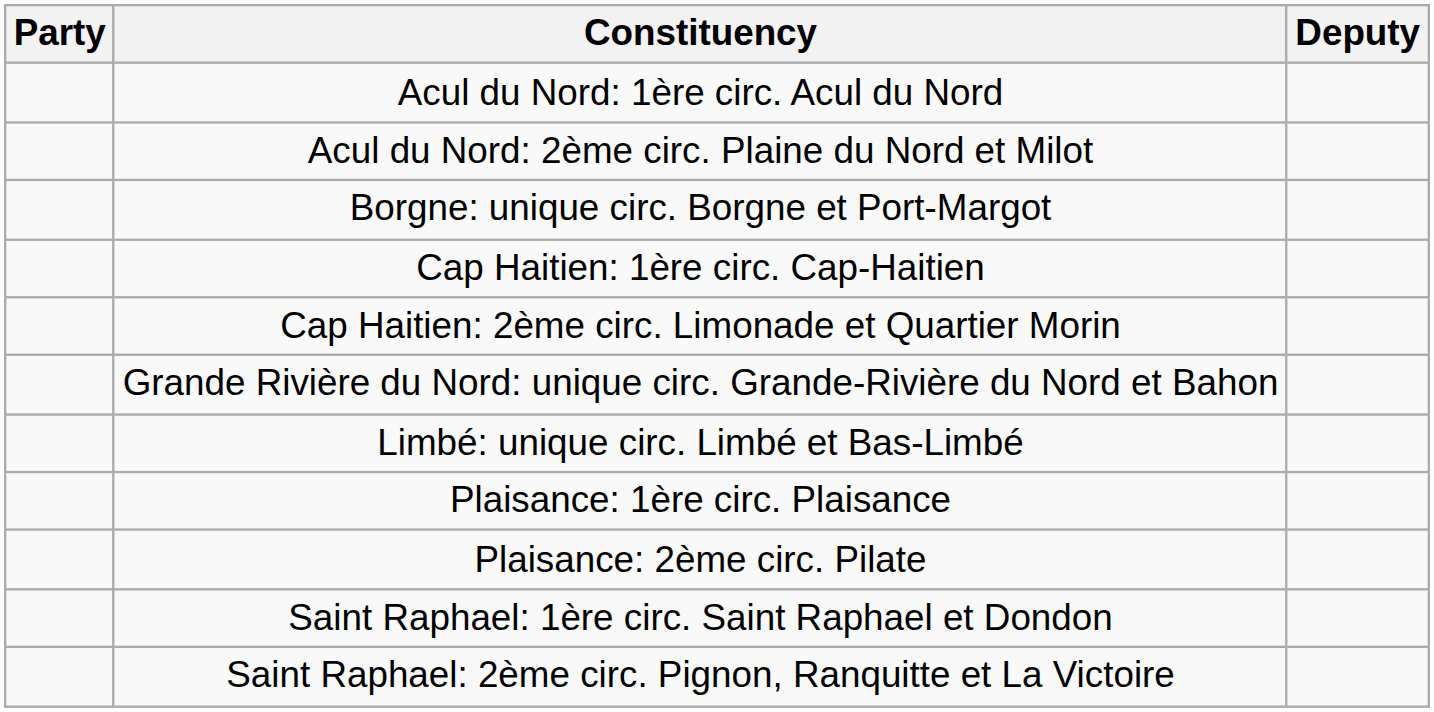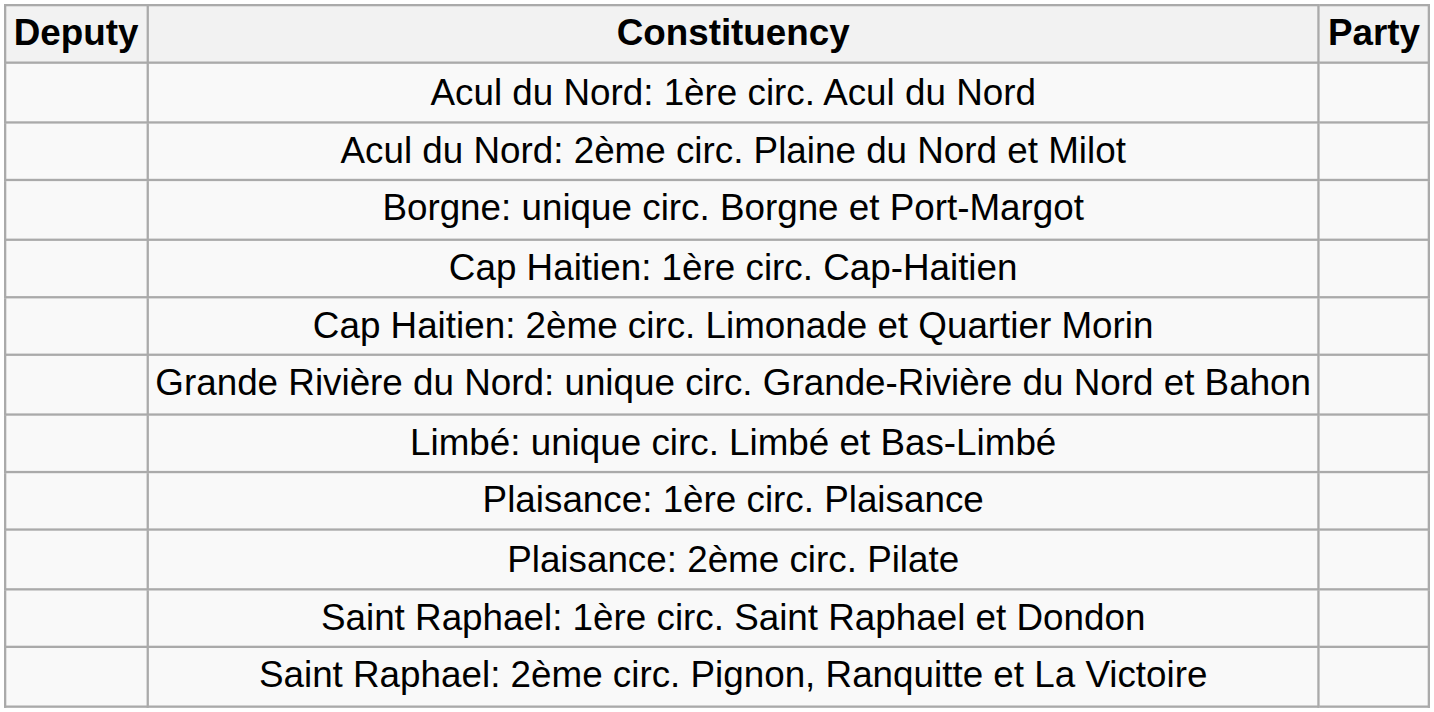columns swapped: (1358, 33) <-> (60, 33)
